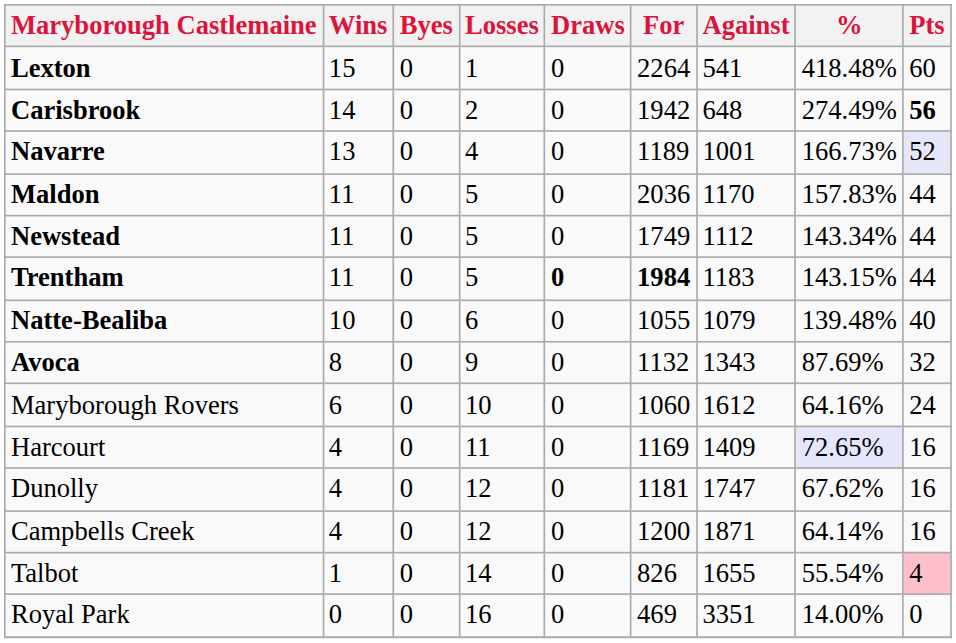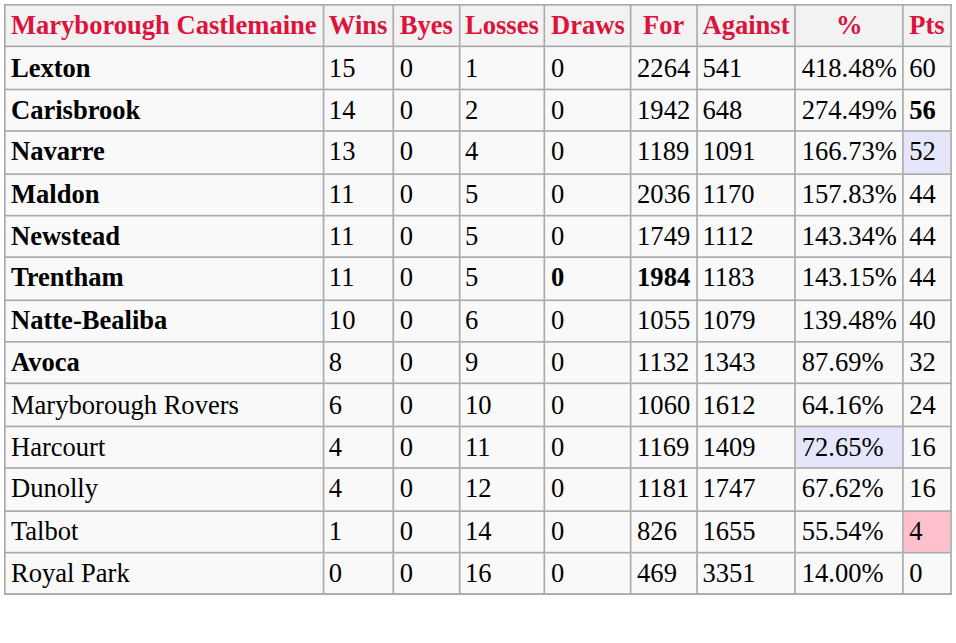(729, 151) 1001 -> (729, 151) 1091
- row: (103, 531)
